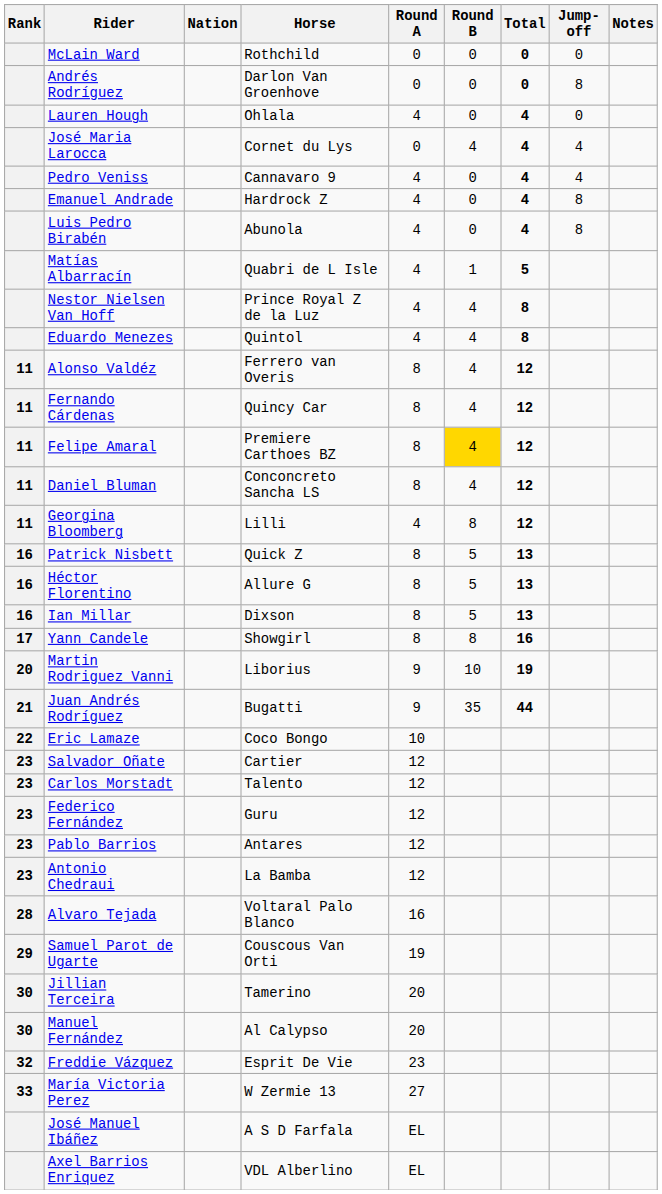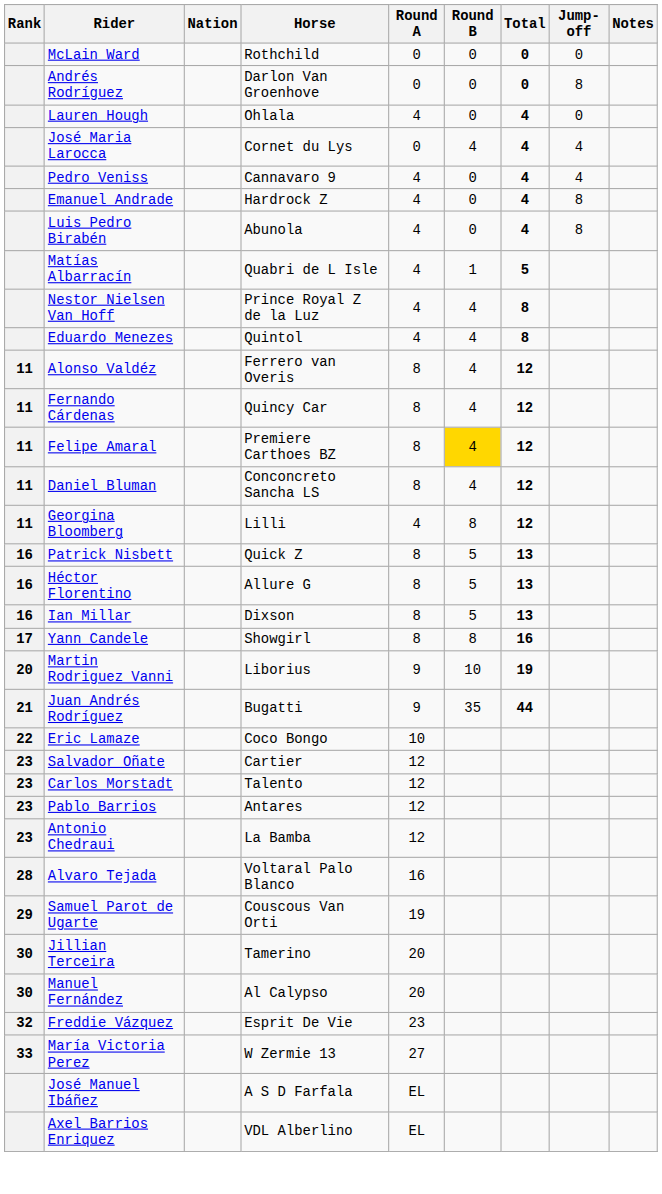- row: (85, 815)
